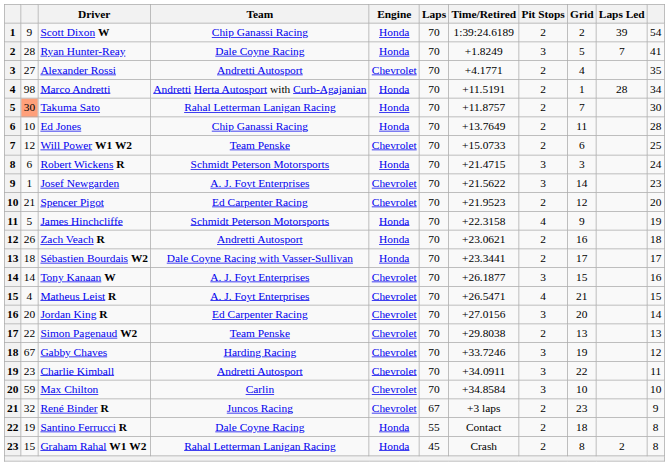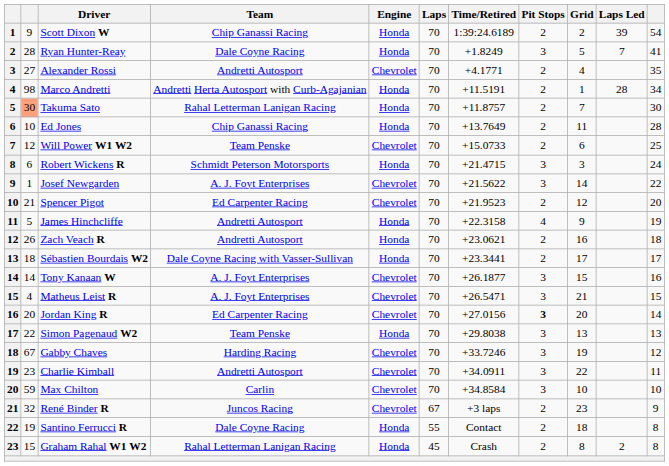(656, 183) 23 -> (656, 183) 22
(260, 220) Schmidt Peterson Motorsports -> (260, 220) Andretti Autosport
(543, 296) 4 -> (543, 296) 3
(543, 314) normal -> (543, 314) bold
(394, 333) Chevrolet -> (394, 333) Honda
(543, 333) 2 -> (543, 333) 3
